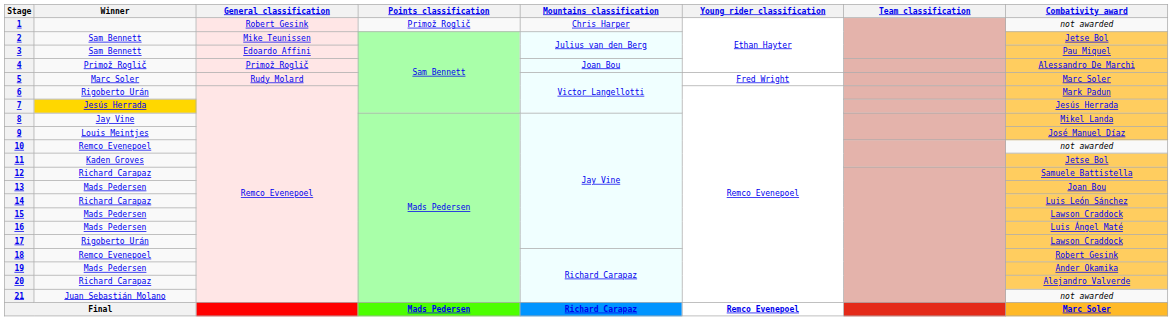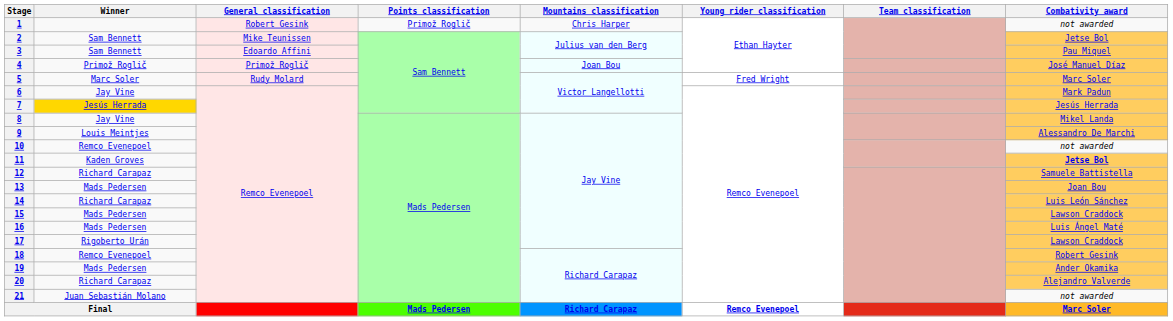(1087, 65) Alessandro De Marchi -> (1087, 65) José Manuel Díaz
(115, 92) Rigoberto Urán -> (115, 92) Jay Vine
(1087, 133) José Manuel Díaz -> (1087, 133) Alessandro De Marchi
(1087, 160) normal -> (1087, 160) bold
